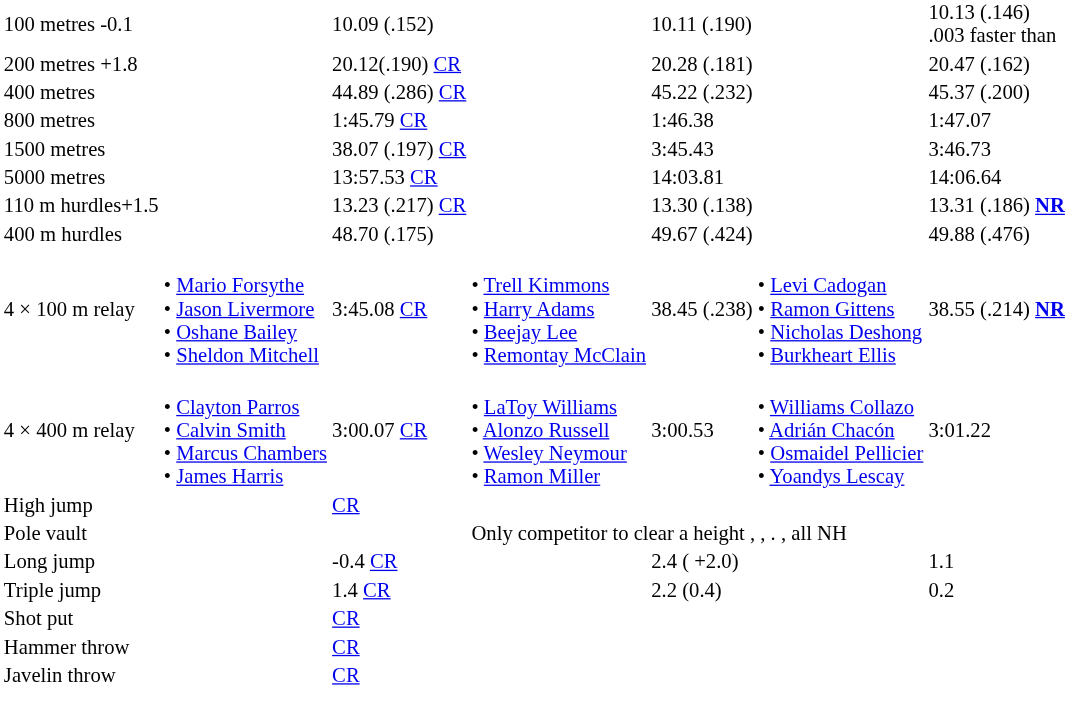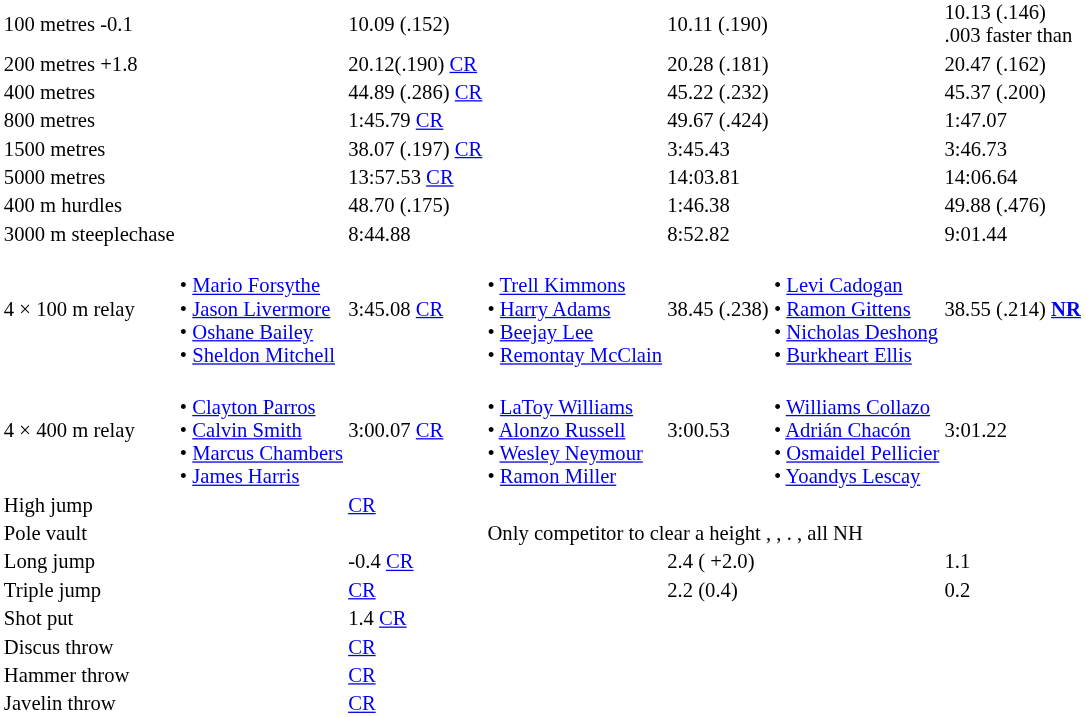(682, 120) 1:46.38 -> (718, 120) 49.67 (.424)
- row: (81, 205)
(702, 234) 49.67 (.424) -> (699, 205) 1:46.38
+ row: (89, 234)
(361, 590) 1.4 CR -> (362, 590) CR
(346, 618) CR -> (377, 618) 1.4 CR
+ row: (59, 647)
